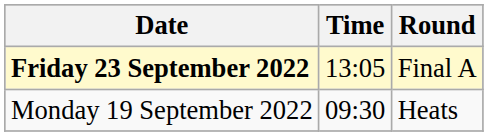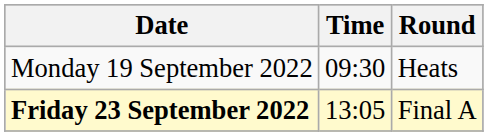rows swapped: (162, 109) <-> (160, 67)
